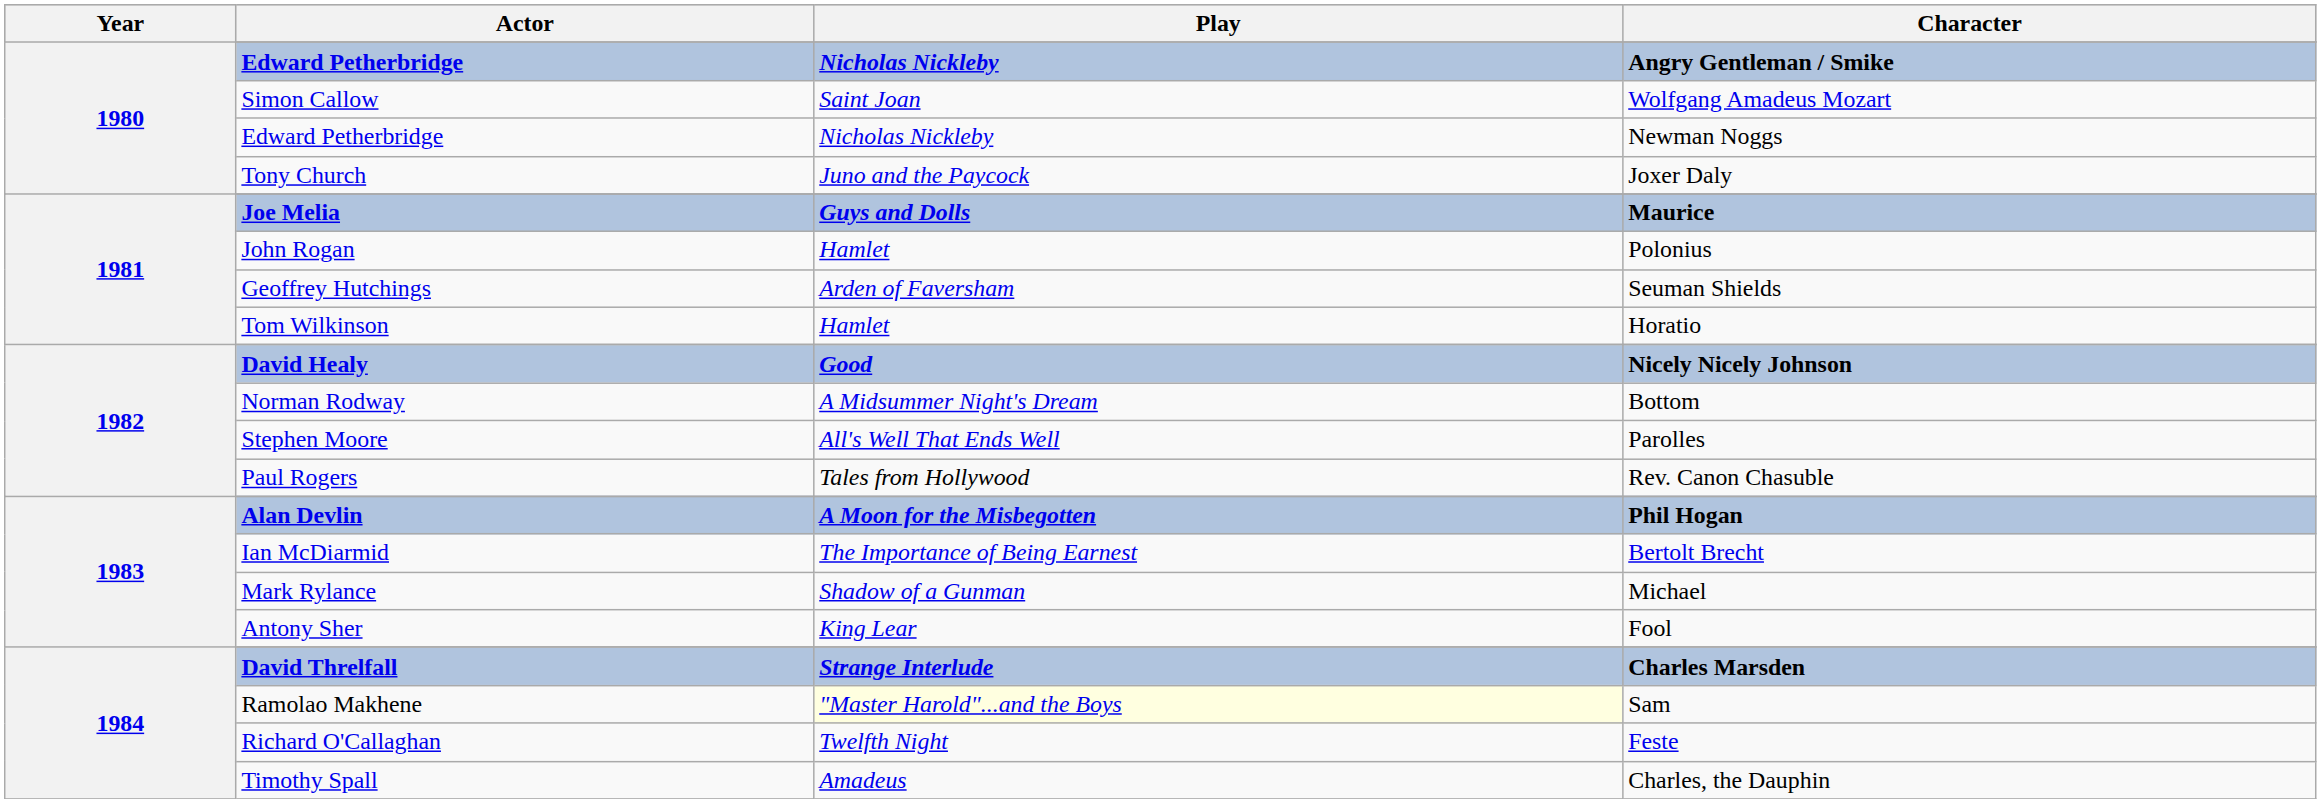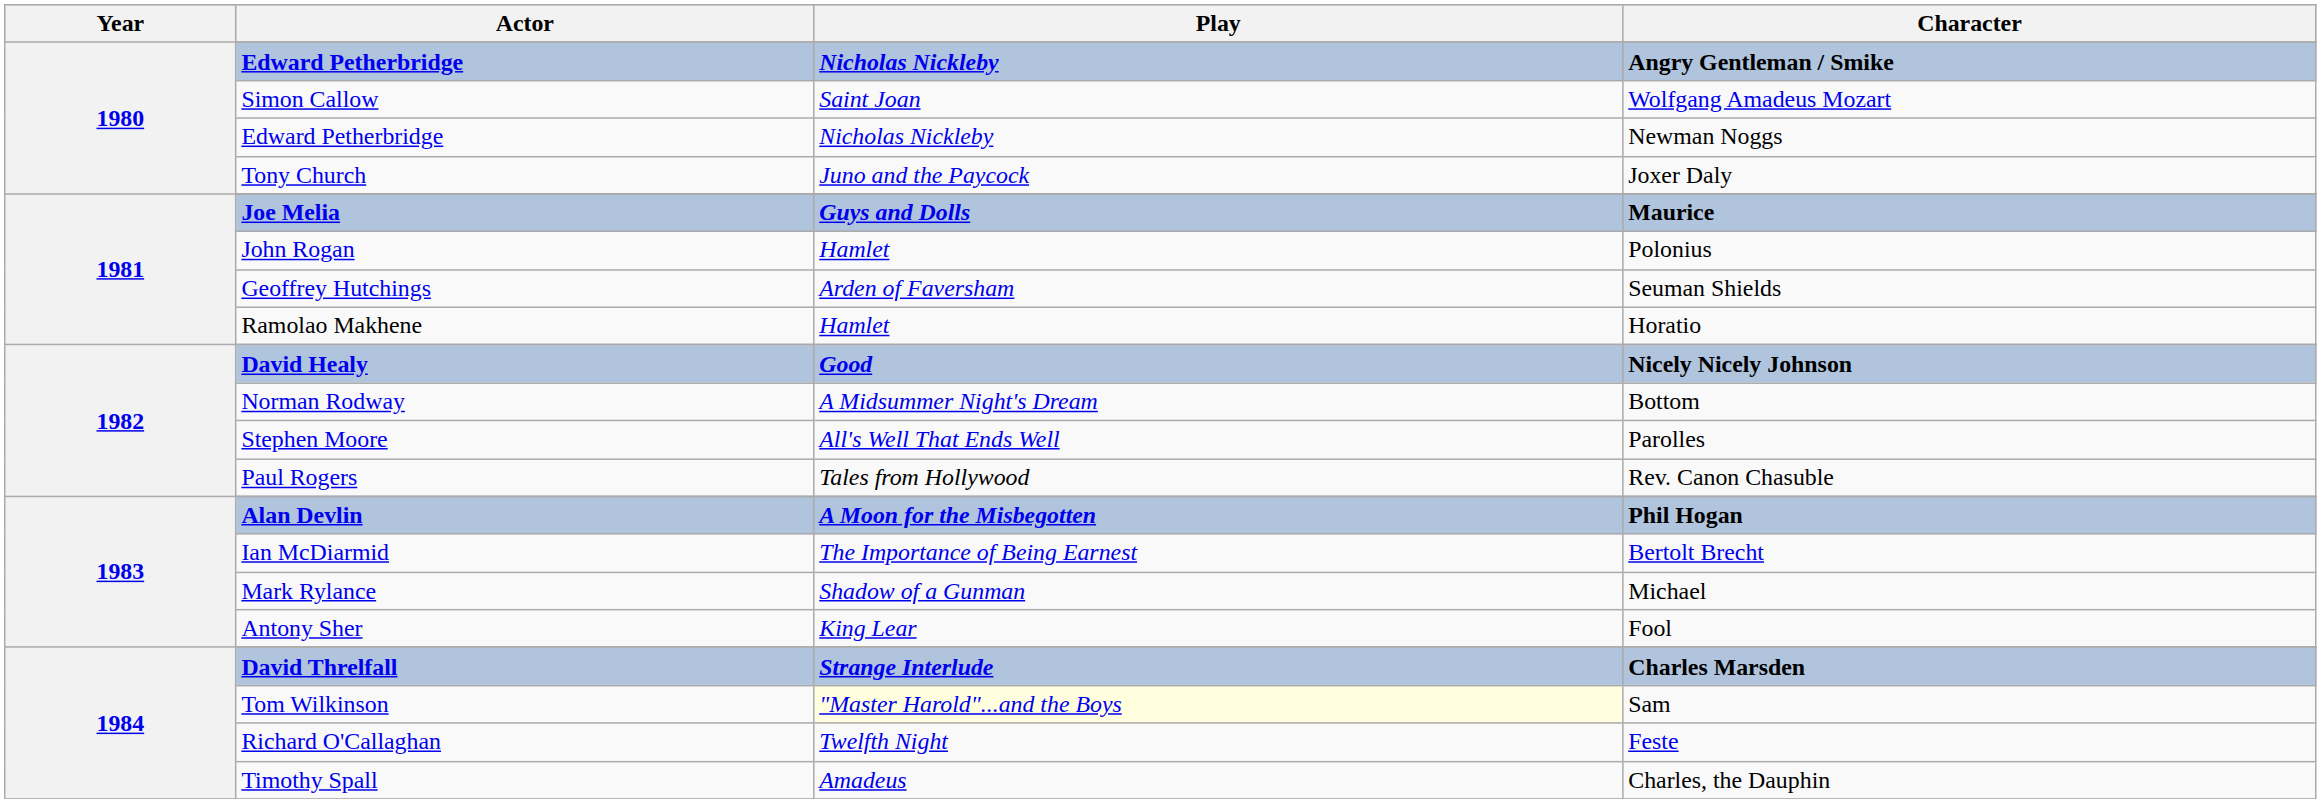(315, 325) Tom Wilkinson -> (332, 325) Ramolao Makhene
(332, 703) Ramolao Makhene -> (315, 703) Tom Wilkinson
